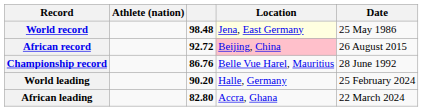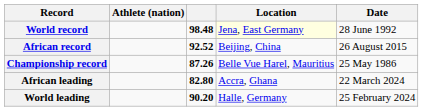(368, 30) 25 May 1986 -> (368, 30) 28 June 1992
(201, 47) 92.72 -> (201, 47) 92.52
(250, 47) pink background -> (250, 47) no background
(201, 64) 86.76 -> (201, 64) 87.26
(368, 64) 28 June 1992 -> (368, 64) 25 May 1986
rows swapped: (57, 81) <-> (57, 98)
